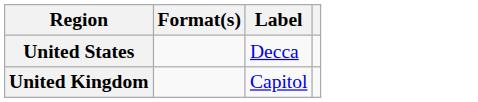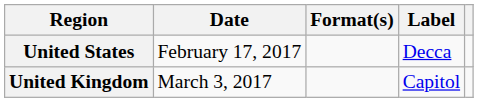+ column: (229, 19)
